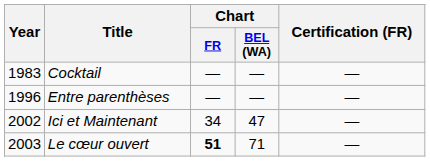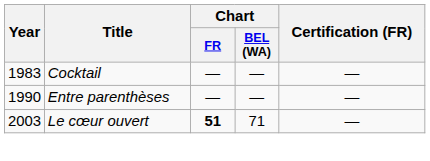(24, 97) 1996 -> (24, 97) 1990
- row: (102, 120)
